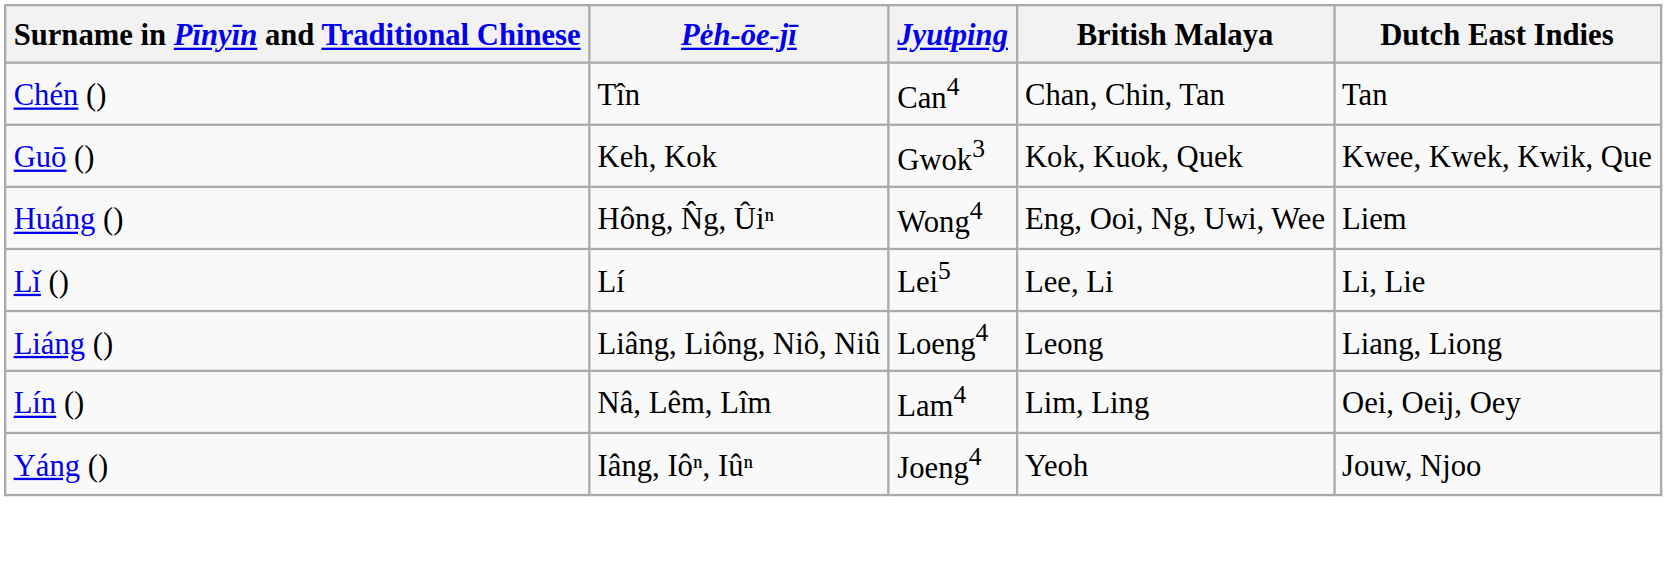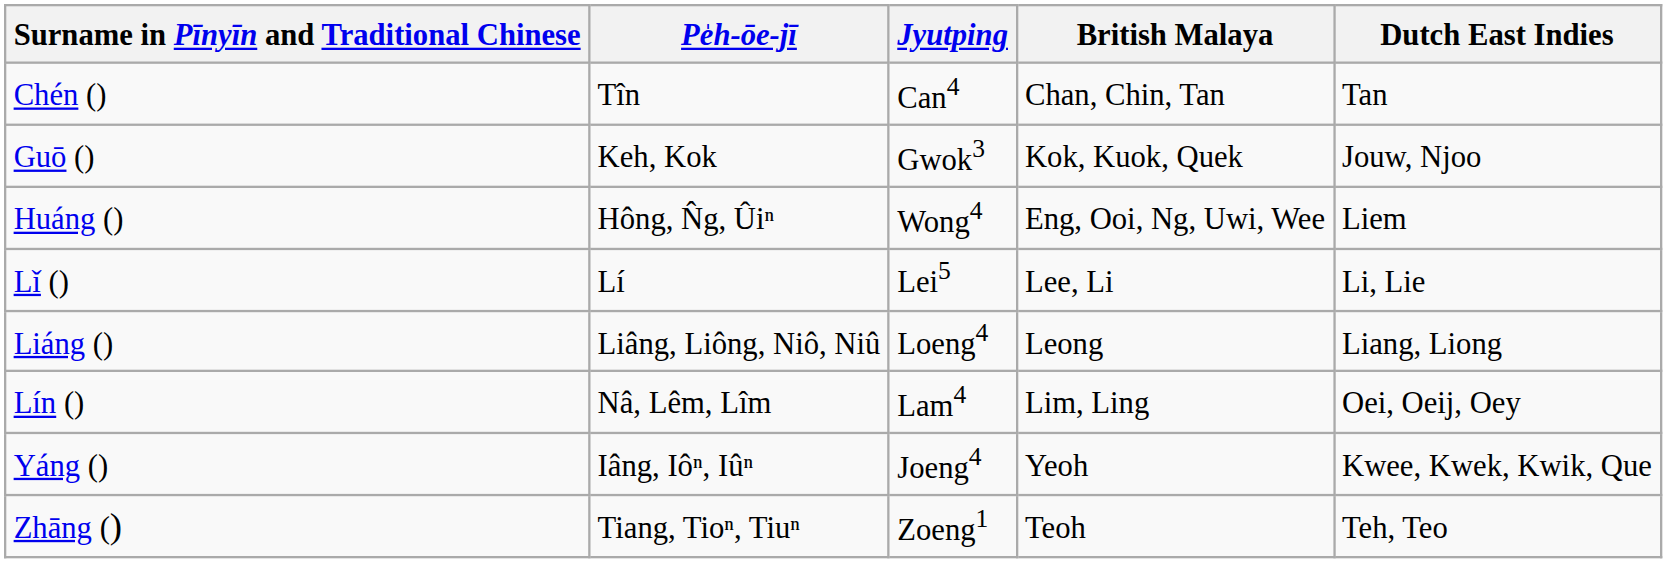(1497, 157) Kwee, Kwek, Kwik, Que -> (1412, 157) Jouw, Njoo
(1412, 466) Jouw, Njoo -> (1497, 466) Kwee, Kwek, Kwik, Que
+ row: (68, 525)
